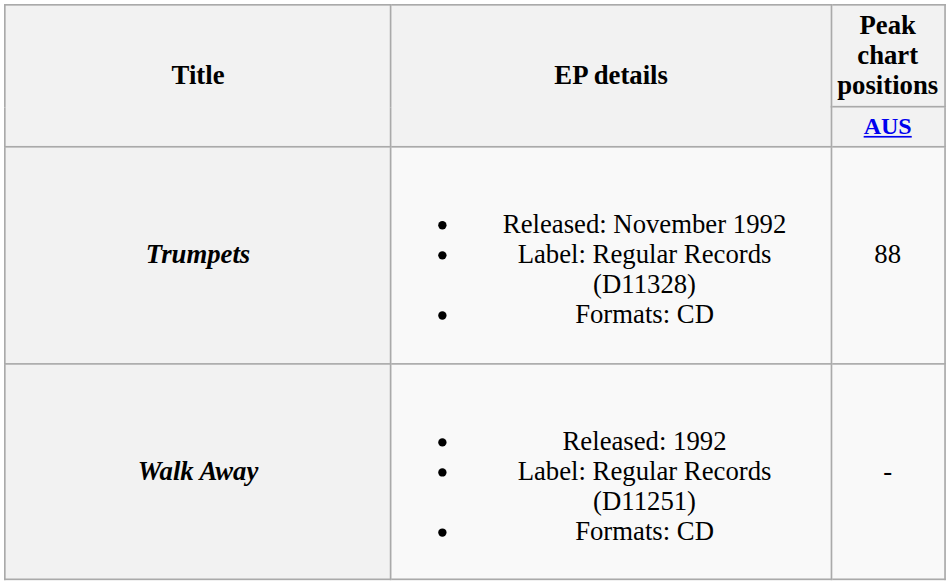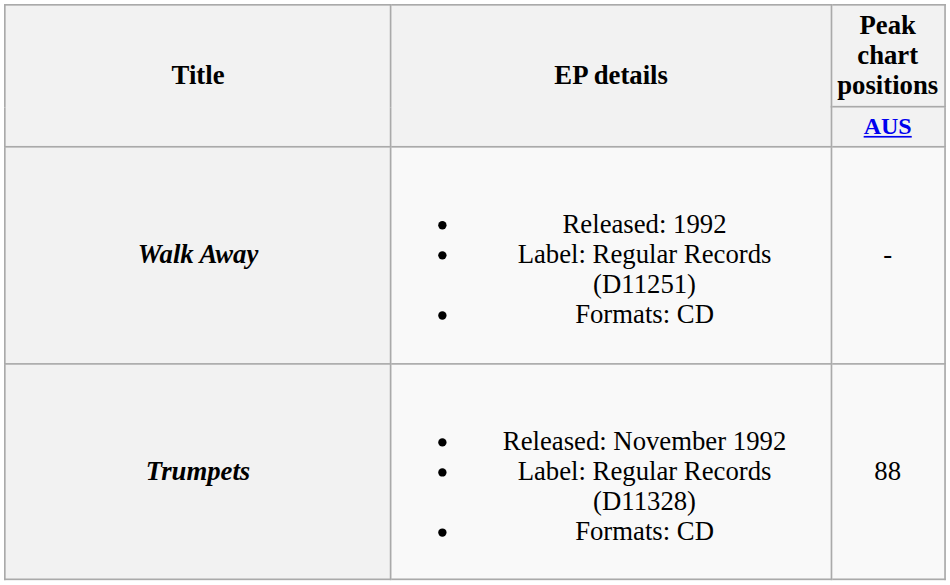rows swapped: (198, 470) <-> (198, 254)
